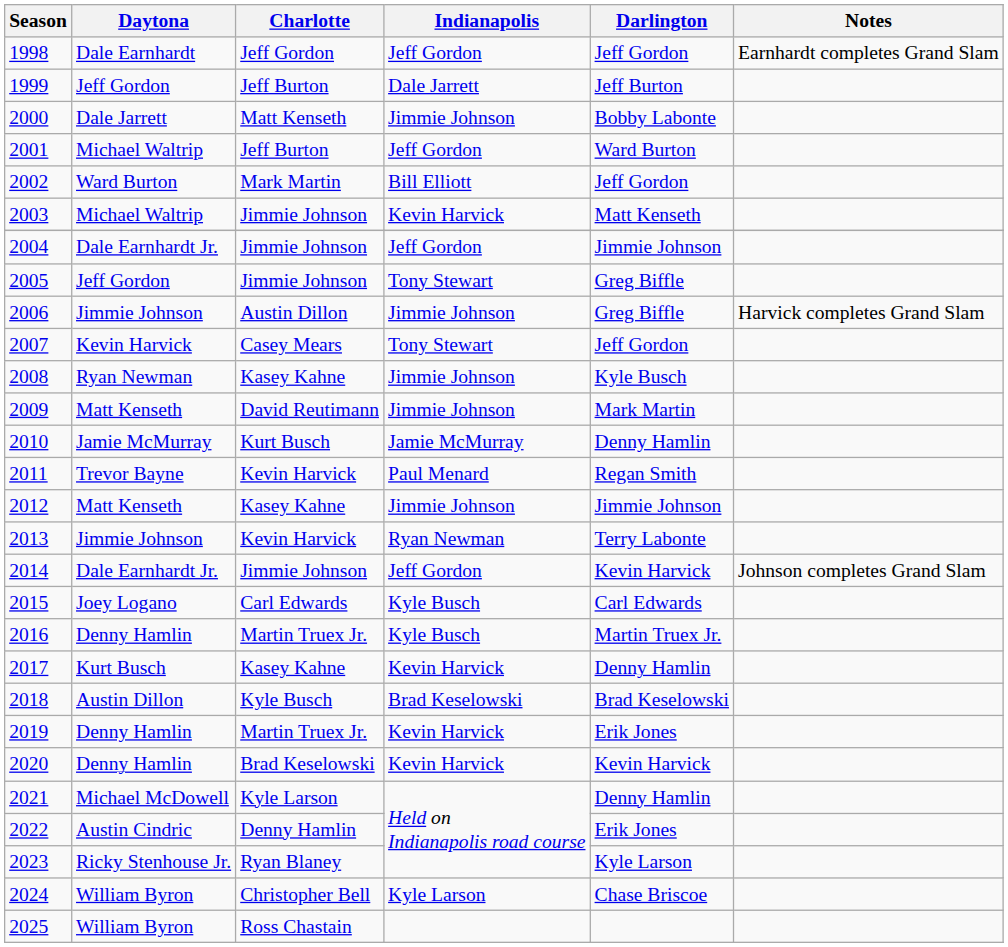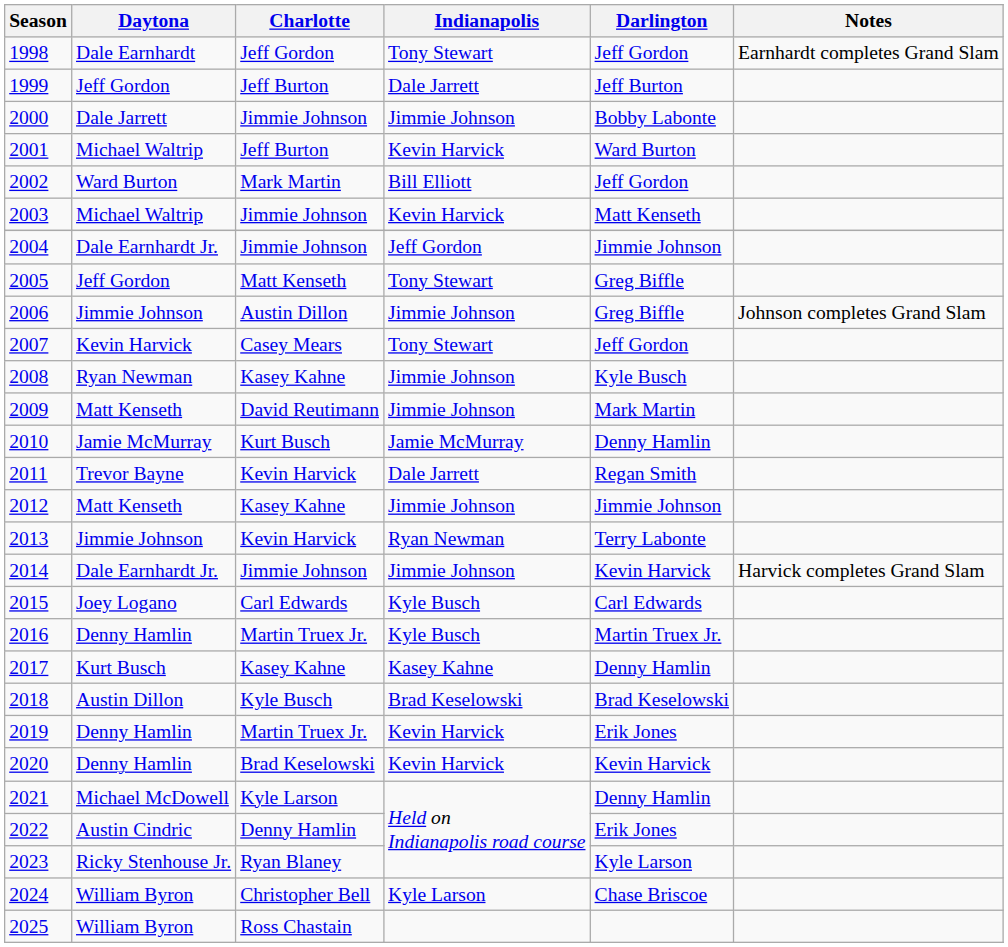(435, 53) Jeff Gordon -> (440, 53) Tony Stewart
(293, 117) Matt Kenseth -> (304, 117) Jimmie Johnson
(435, 150) Jeff Gordon -> (446, 150) Kevin Harvick
(304, 279) Jimmie Johnson -> (293, 279) Matt Kenseth
(861, 311) Harvick completes Grand Slam -> (862, 311) Johnson completes Grand Slam
(438, 473) Paul Menard -> (434, 473) Dale Jarrett
(435, 570) Jeff Gordon -> (452, 570) Jimmie Johnson
(862, 570) Johnson completes Grand Slam -> (861, 570) Harvick completes Grand Slam
(446, 667) Kevin Harvick -> (441, 667) Kasey Kahne
